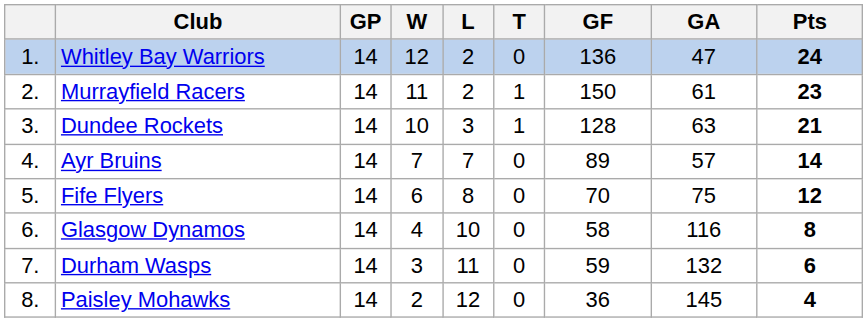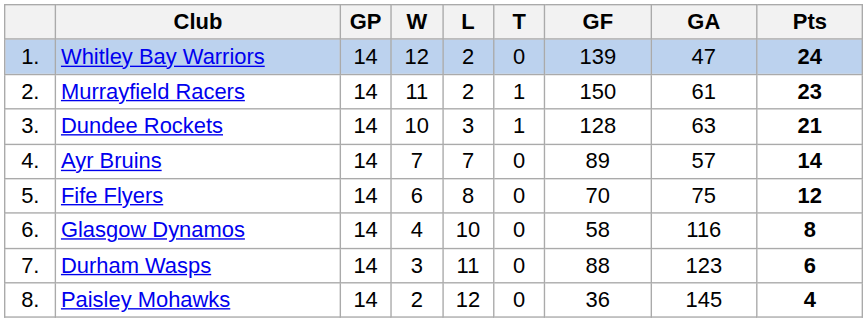(598, 56) 136 -> (598, 56) 139
(598, 265) 59 -> (598, 265) 88
(704, 265) 132 -> (704, 265) 123
